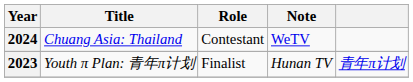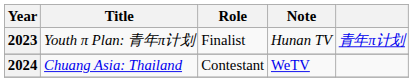rows swapped: (23, 64) <-> (23, 39)
